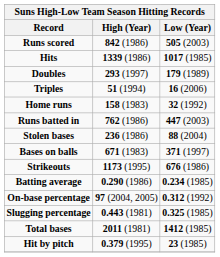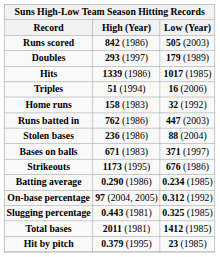rows swapped: (49, 58) <-> (49, 74)
